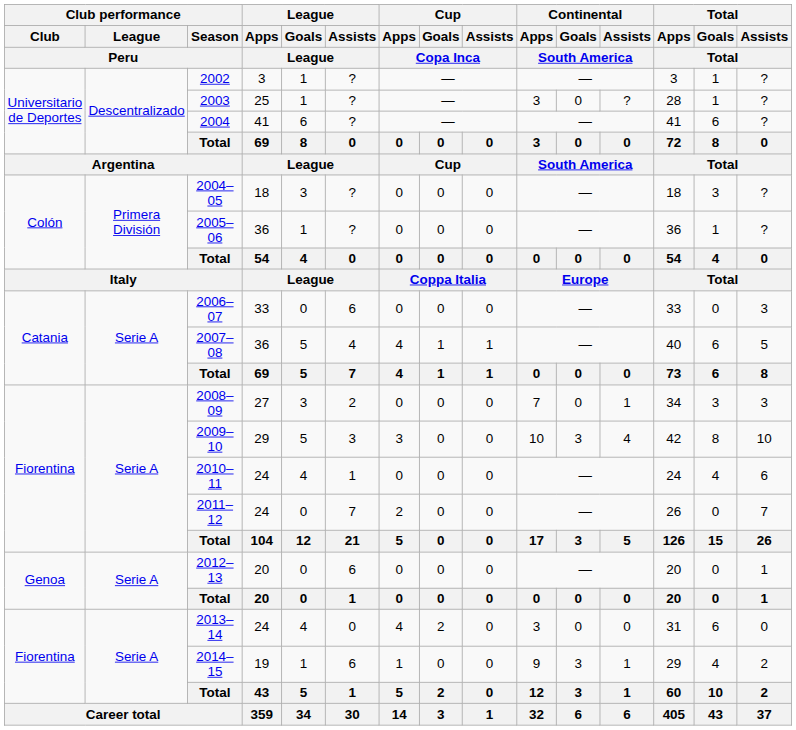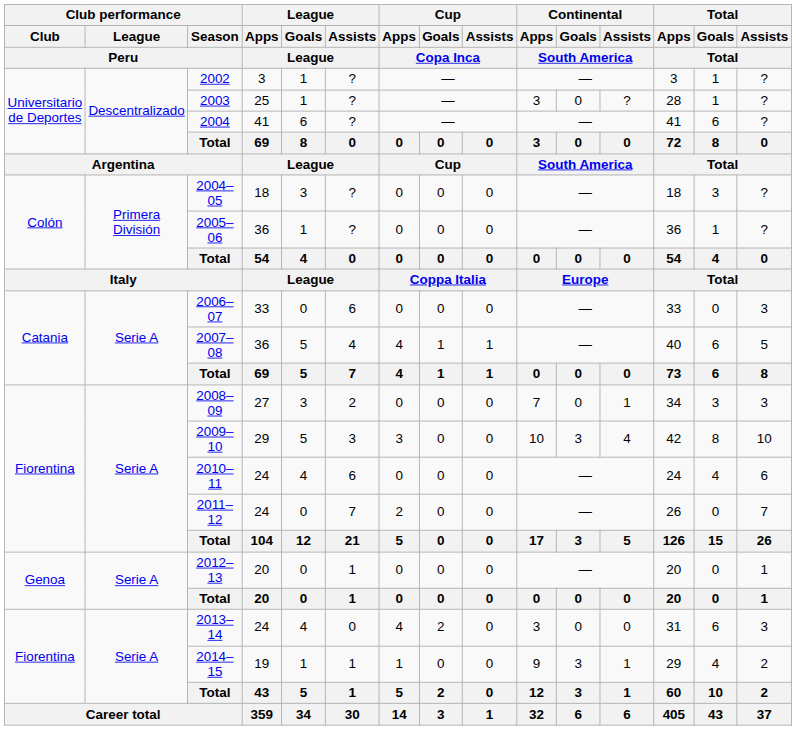(352, 475) 1 -> (352, 475) 6
(352, 569) 6 -> (352, 569) 1
(764, 627) 0 -> (764, 627) 3
(352, 664) 6 -> (352, 664) 1
